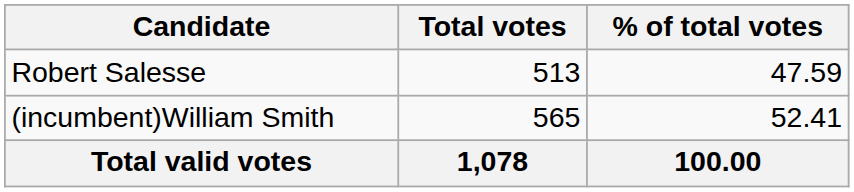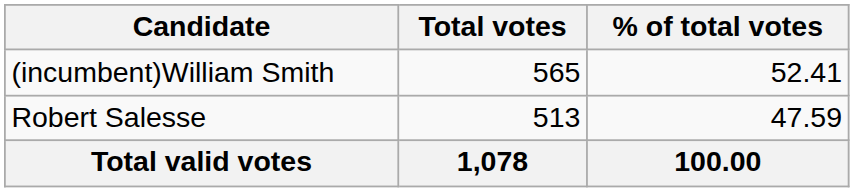rows swapped: (173, 117) <-> (109, 72)
